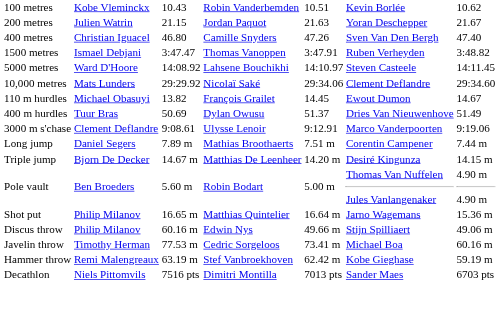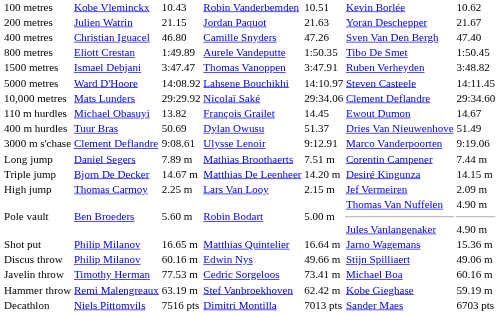+ row: (28, 52)
+ row: (28, 189)
